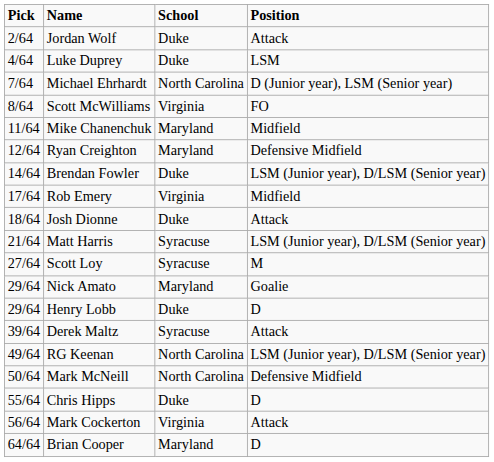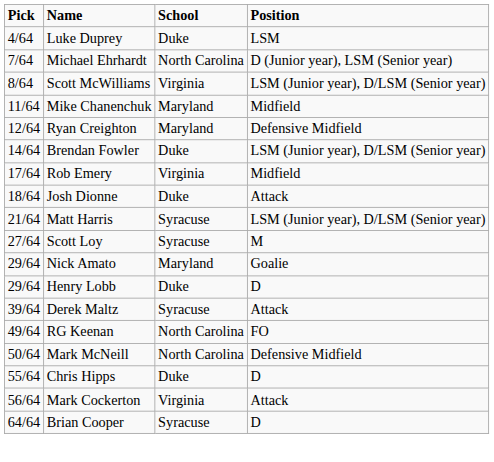- row: (81, 38)
(260, 106) FO -> (368, 83) LSM (Junior year), D/LSM (Senior year)
(368, 354) LSM (Junior year), D/LSM (Senior year) -> (260, 331) FO
(186, 444) Maryland -> (184, 422) Syracuse
